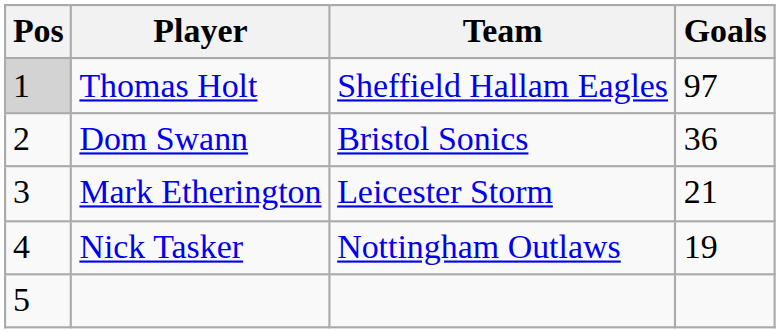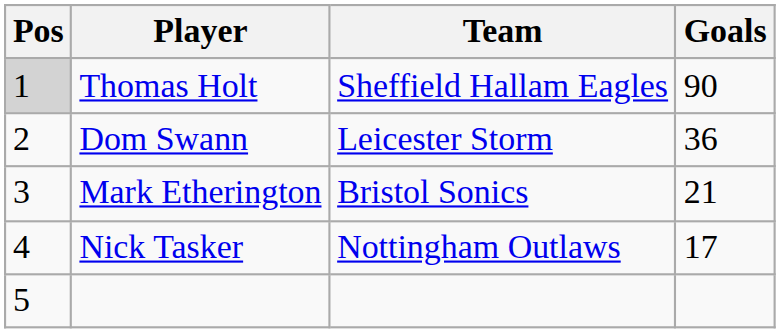(701, 85) 97 -> (701, 85) 90
(433, 138) Bristol Sonics -> (445, 138) Leicester Storm
(445, 192) Leicester Storm -> (433, 192) Bristol Sonics
(701, 246) 19 -> (701, 246) 17
